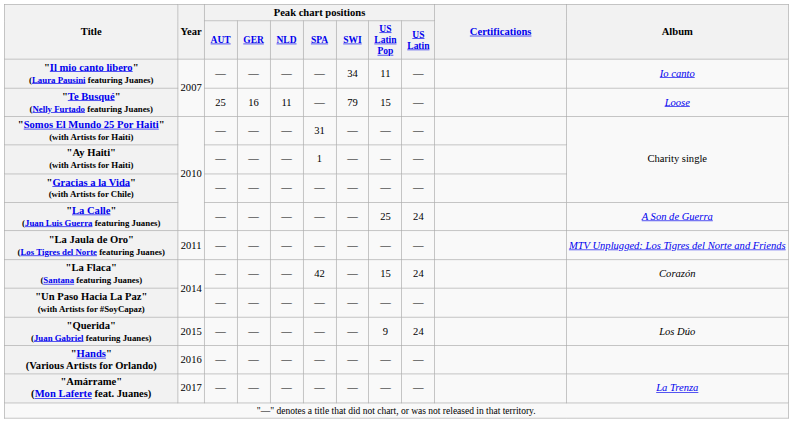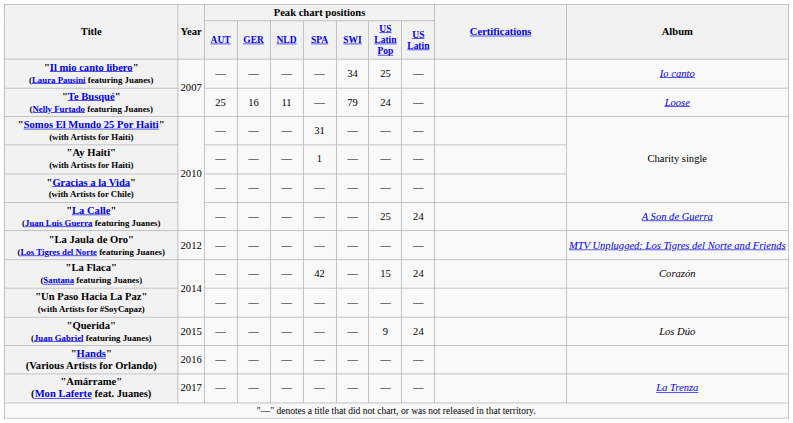(385, 73) 11 -> (385, 73) 25
(385, 102) 15 -> (385, 102) 24
(191, 245) 2011 -> (191, 245) 2012
